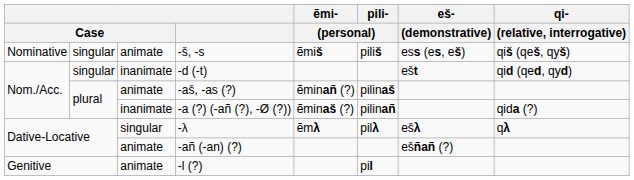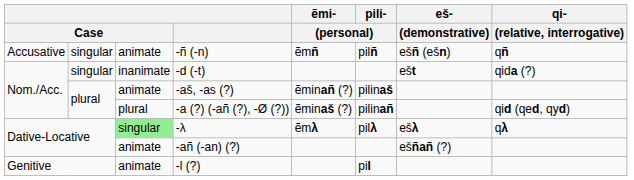- row: (191, 52)
+ row: (192, 52)
(534, 71) qid (qed, qyd) -> (515, 71) qida (?)
(146, 109) inanimate -> (133, 109) plural
(517, 109) qida (?) -> (532, 109) qid (qed, qyd)
(141, 128) no background -> (139, 128) lightgreen background
